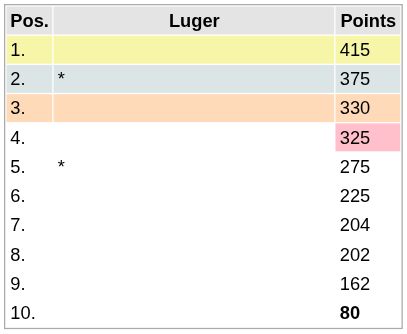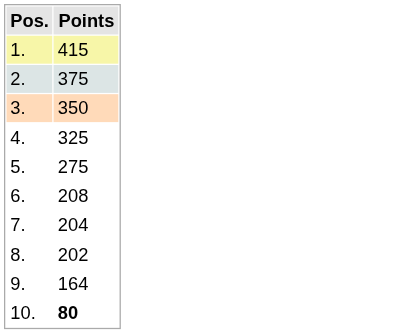- column: (194, 21)
(355, 108) 330 -> (73, 108) 350
(355, 137) pink background -> (73, 137) no background
(355, 196) 225 -> (73, 196) 208
(355, 283) 162 -> (73, 283) 164
